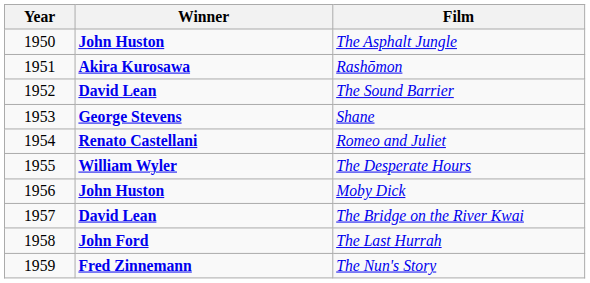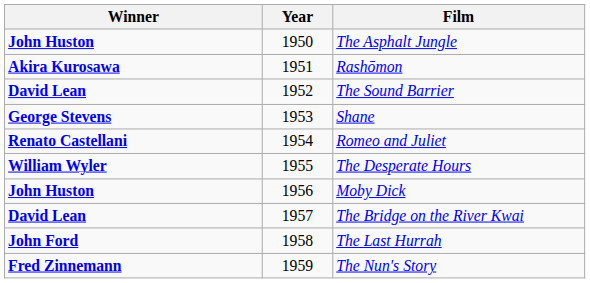columns swapped: (40, 16) <-> (204, 16)
